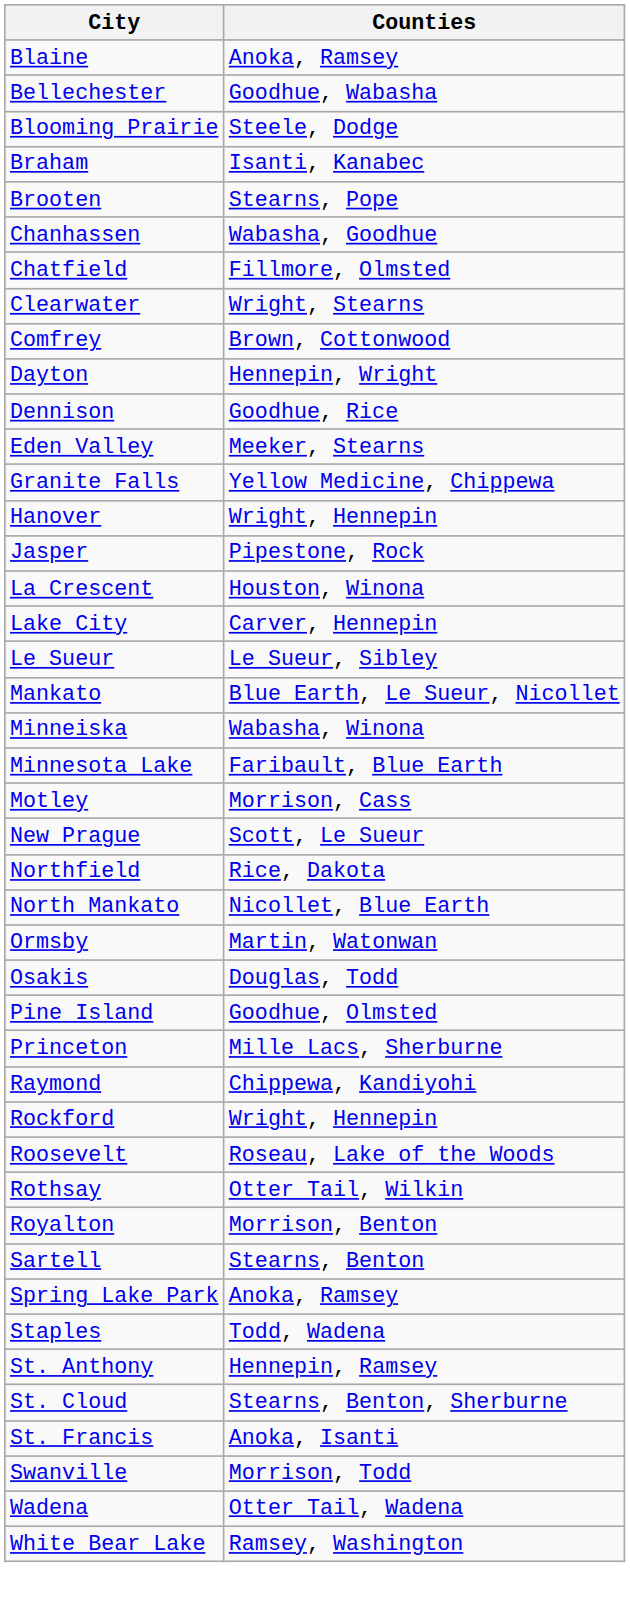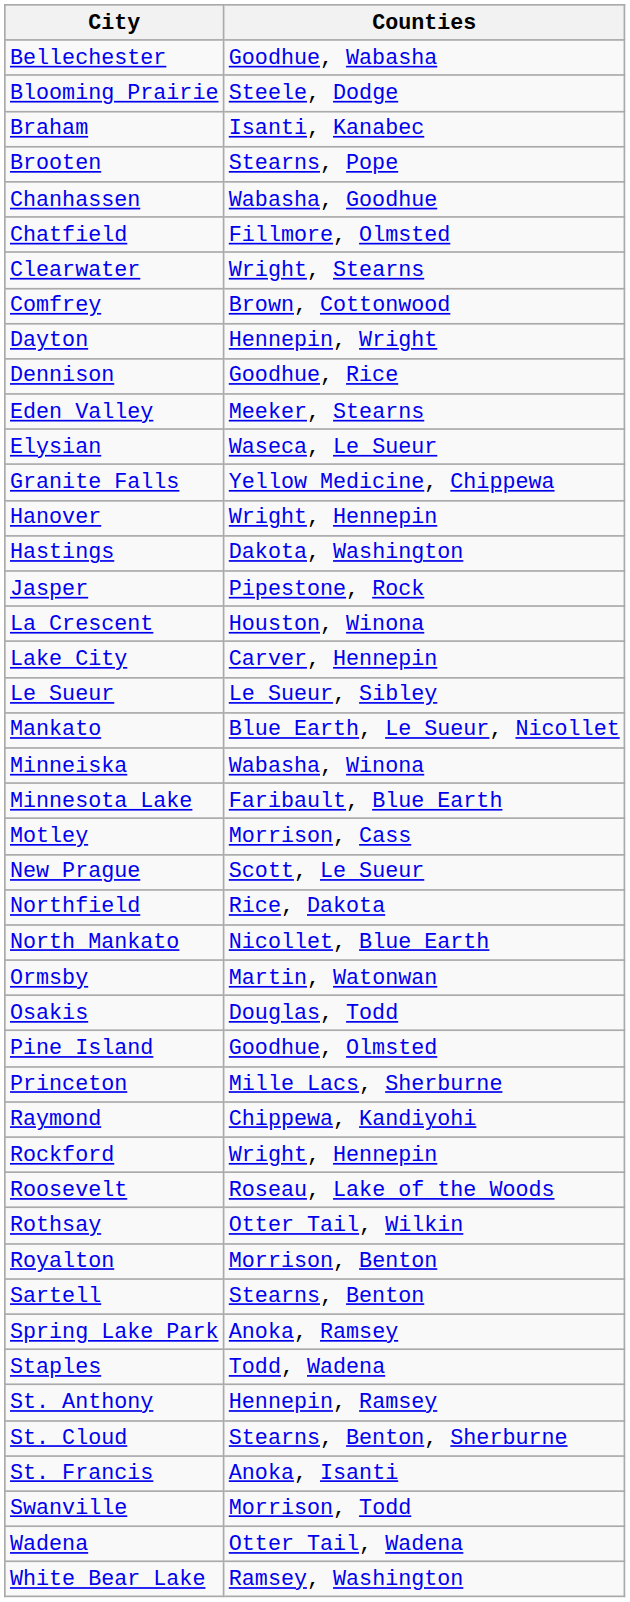- row: (49, 58)
+ row: (56, 447)
+ row: (62, 553)
